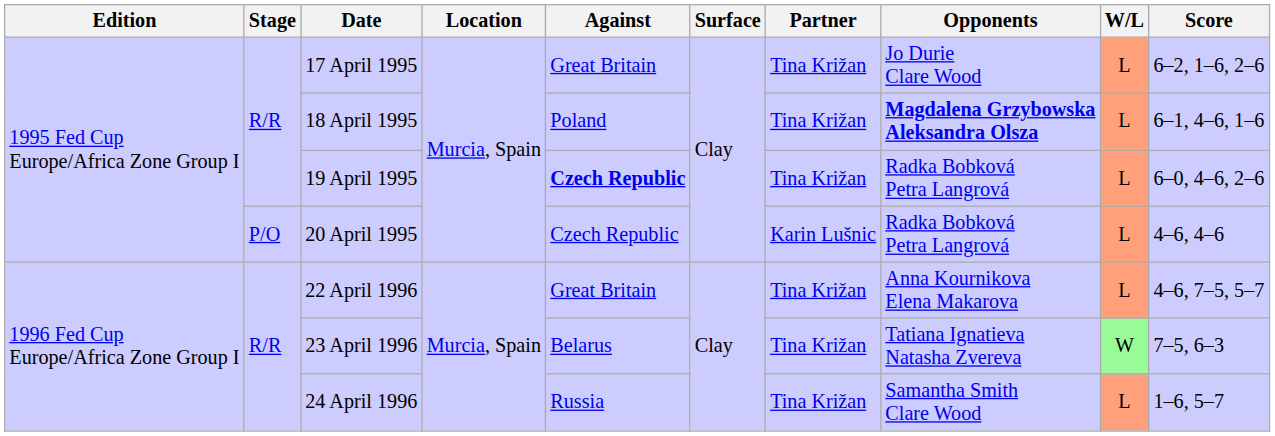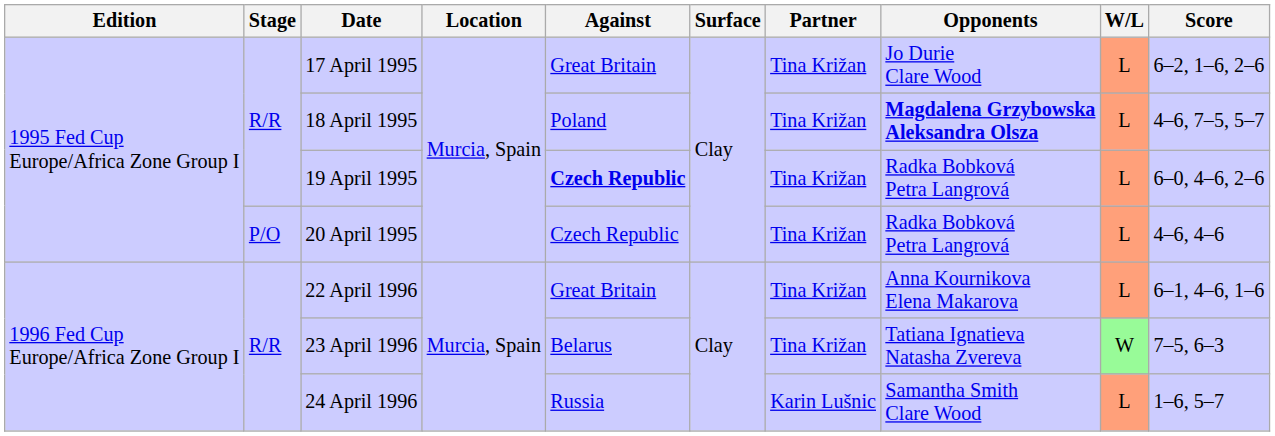(1209, 120) 6–1, 4–6, 1–6 -> (1209, 120) 4–6, 7–5, 5–7
(823, 233) Karin Lušnic -> (818, 233) Tina Križan
(1209, 289) 4–6, 7–5, 5–7 -> (1209, 289) 6–1, 4–6, 1–6
(818, 401) Tina Križan -> (823, 401) Karin Lušnic
